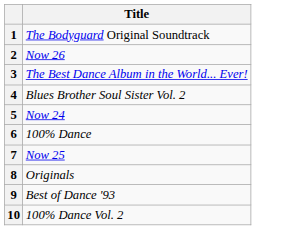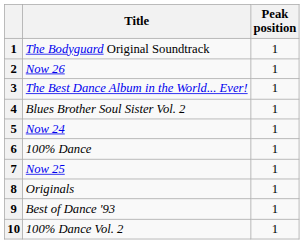+ column: (275, 21)
